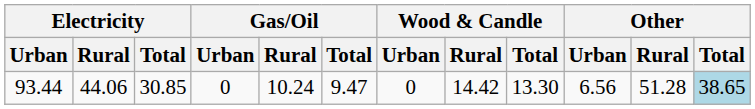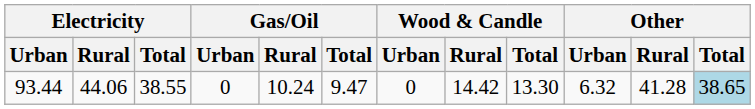(163, 87) 30.85 -> (163, 87) 38.55
(598, 87) 6.56 -> (598, 87) 6.32
(663, 87) 51.28 -> (663, 87) 41.28
